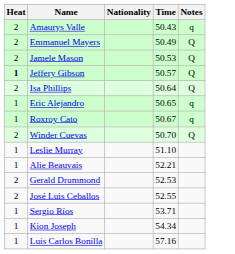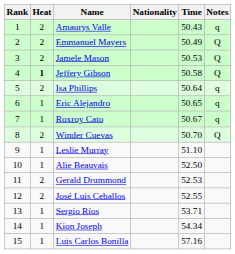+ column: (17, 12)
(166, 73) 50.57 -> (192, 73) 50.58
(191, 88) Q -> (217, 88) q
(166, 165) 52.21 -> (192, 165) 52.50
